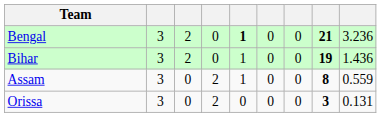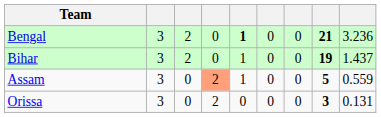(358, 58) 1.436 -> (358, 58) 1.437
(215, 79) no background -> (215, 79) lightsalmon background
(326, 79) 8 -> (326, 79) 5
